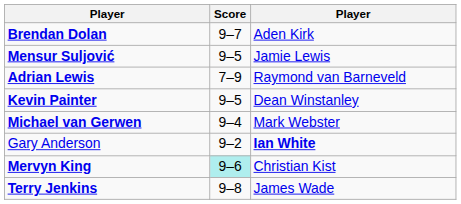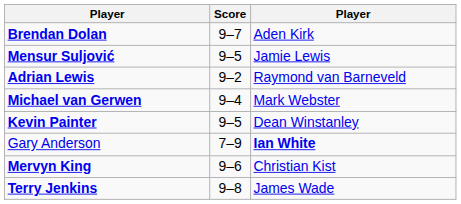(230, 78) 7–9 -> (230, 78) 9–2
rows swapped: (75, 122) <-> (52, 100)
(230, 144) 9–2 -> (230, 144) 7–9
(230, 166) paleturquoise background -> (230, 166) no background
